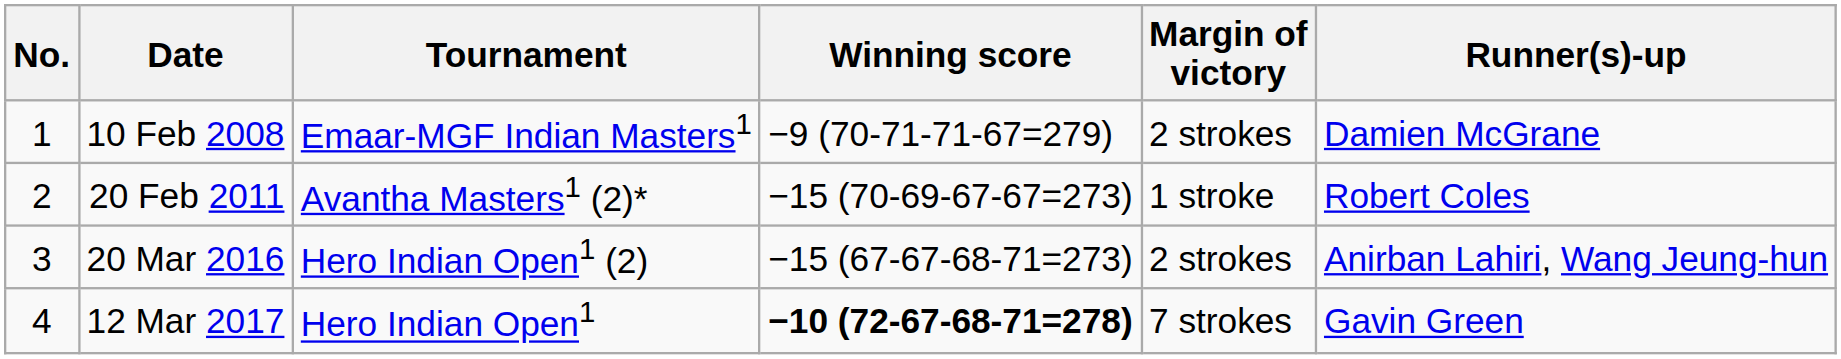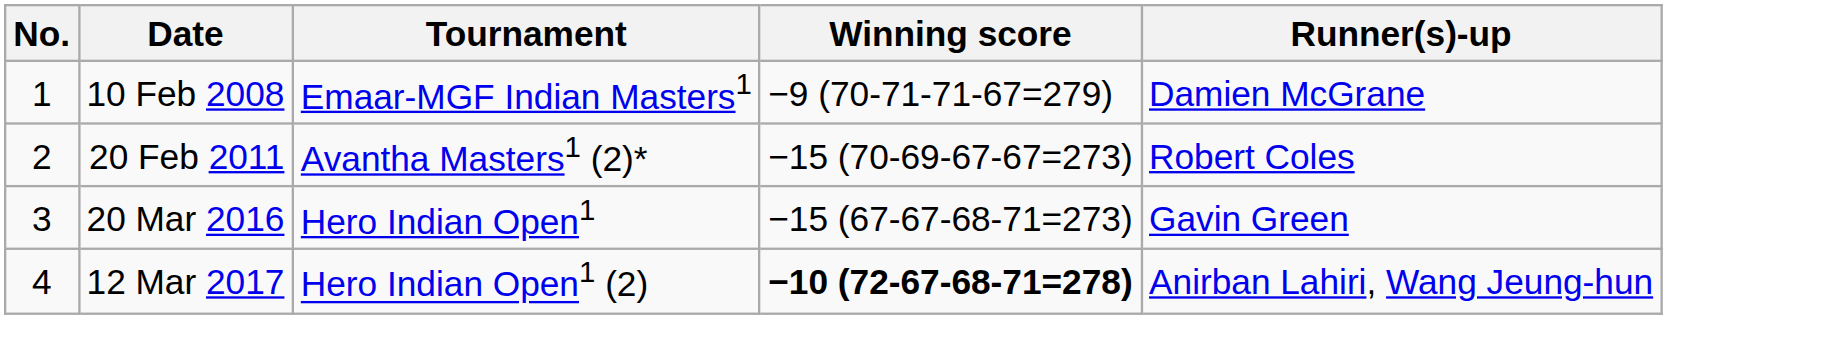- column: (1228, 53)
(475, 258) Hero Indian Open1 (2) -> (448, 218) Hero Indian Open1
(1576, 258) Anirban Lahiri, Wang Jeung-hun -> (1249, 218) Gavin Green
(448, 321) Hero Indian Open1 -> (475, 281) Hero Indian Open1 (2)
(1424, 321) Gavin Green -> (1401, 281) Anirban Lahiri, Wang Jeung-hun
